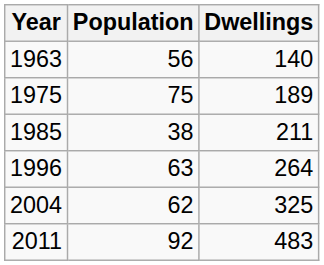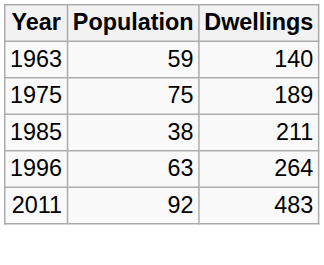(181, 59) 56 -> (181, 59) 59
- row: (36, 205)
